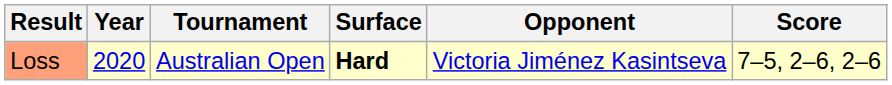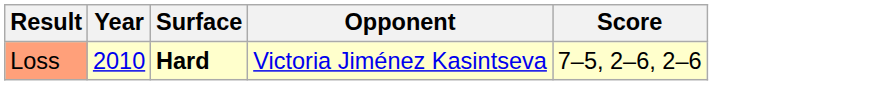- column: (240, 23)
(119, 60) 2020 -> (119, 60) 2010
